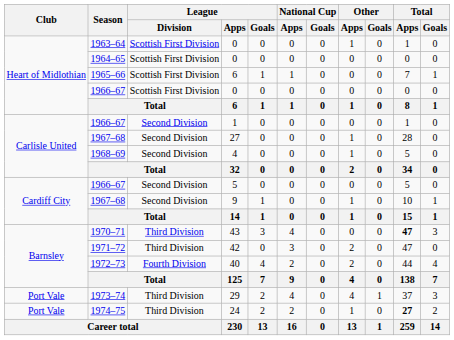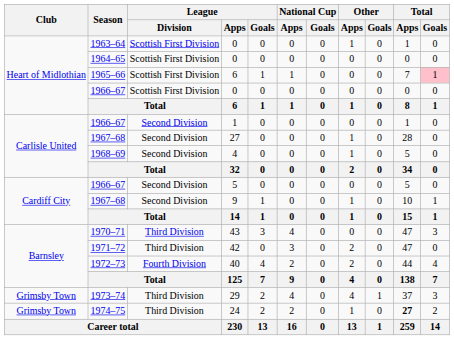(435, 75) no background -> (435, 75) pink background
(407, 232) bold -> (407, 232) normal
(46, 295) Port Vale -> (46, 295) Grimsby Town
(46, 311) Port Vale -> (46, 311) Grimsby Town
